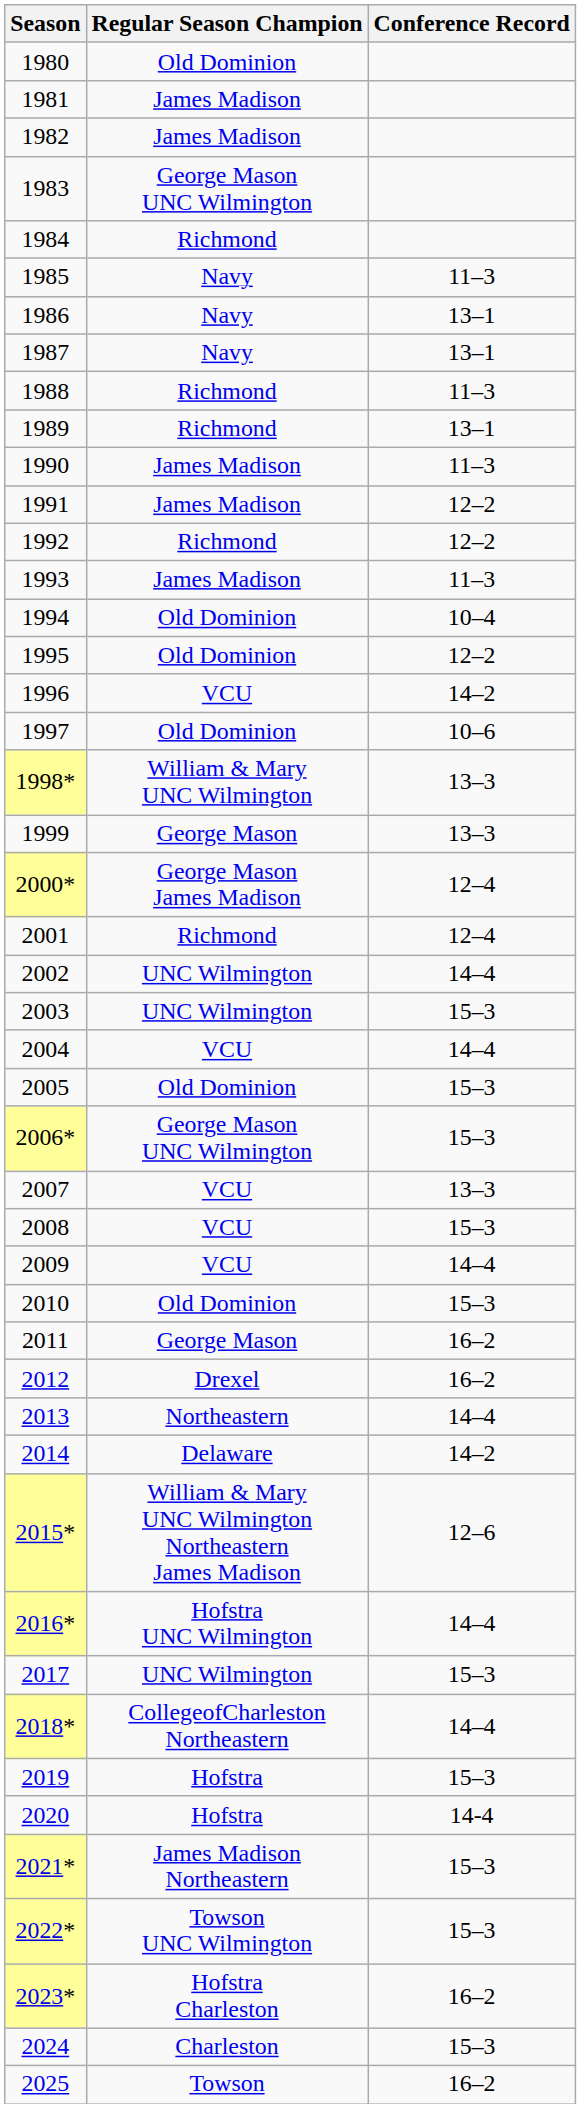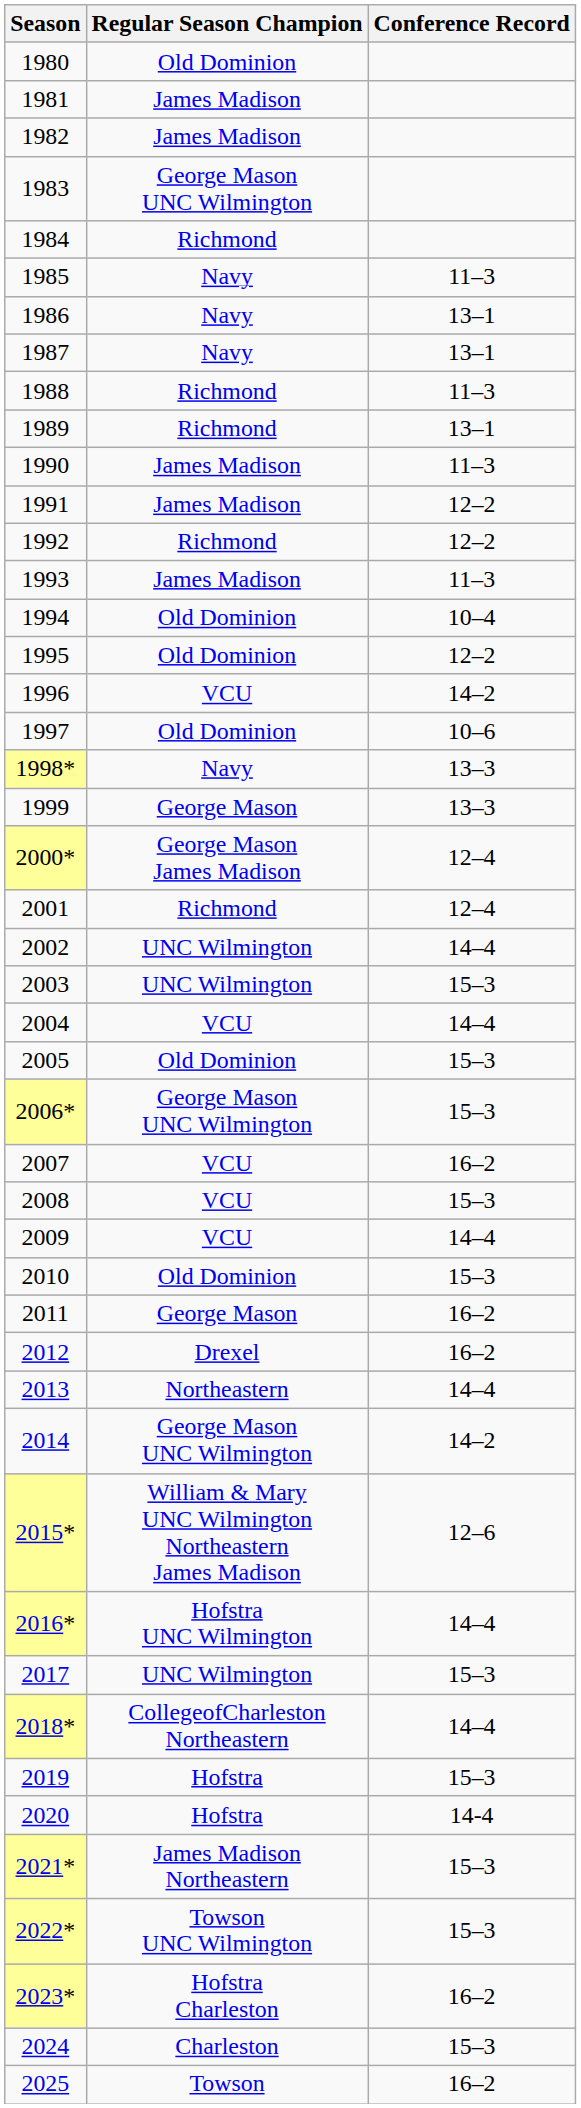(227, 782) William & Mary UNC Wilmington -> (227, 768) Navy
(472, 1189) 13–3 -> (472, 1162) 16–2
(227, 1453) Delaware -> (227, 1440) George Mason UNC Wilmington
